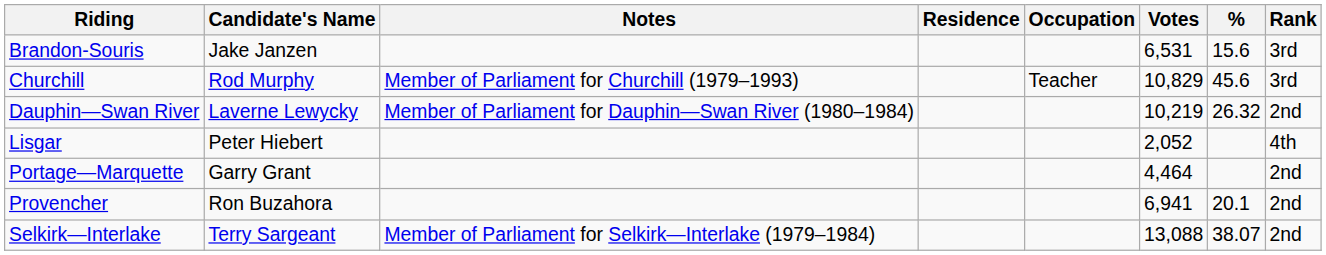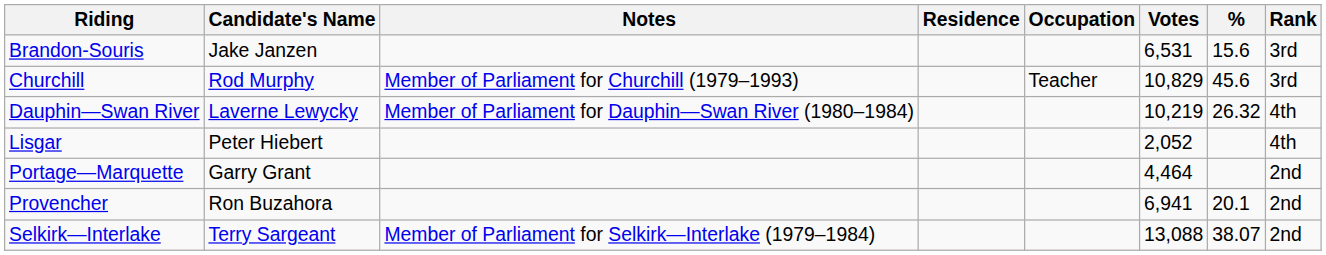(1286, 111) 2nd -> (1283, 111) 4th
